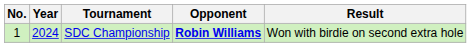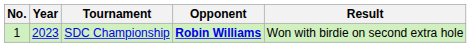(45, 33) 2024 -> (45, 33) 2023
